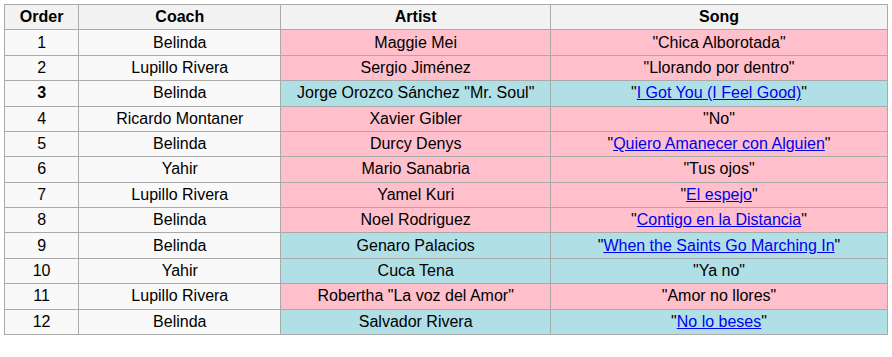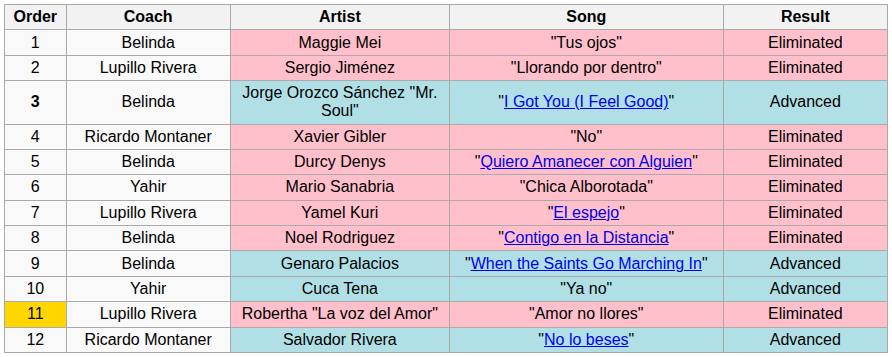+ column: (805, 17)
(719, 42) "Chica Alborotada" -> (586, 42) "Tus ojos"
(719, 169) "Tus ojos" -> (586, 187) "Chica Alborotada"
(42, 296) no background -> (35, 314) gold background
(180, 321) Belinda -> (148, 339) Ricardo Montaner
